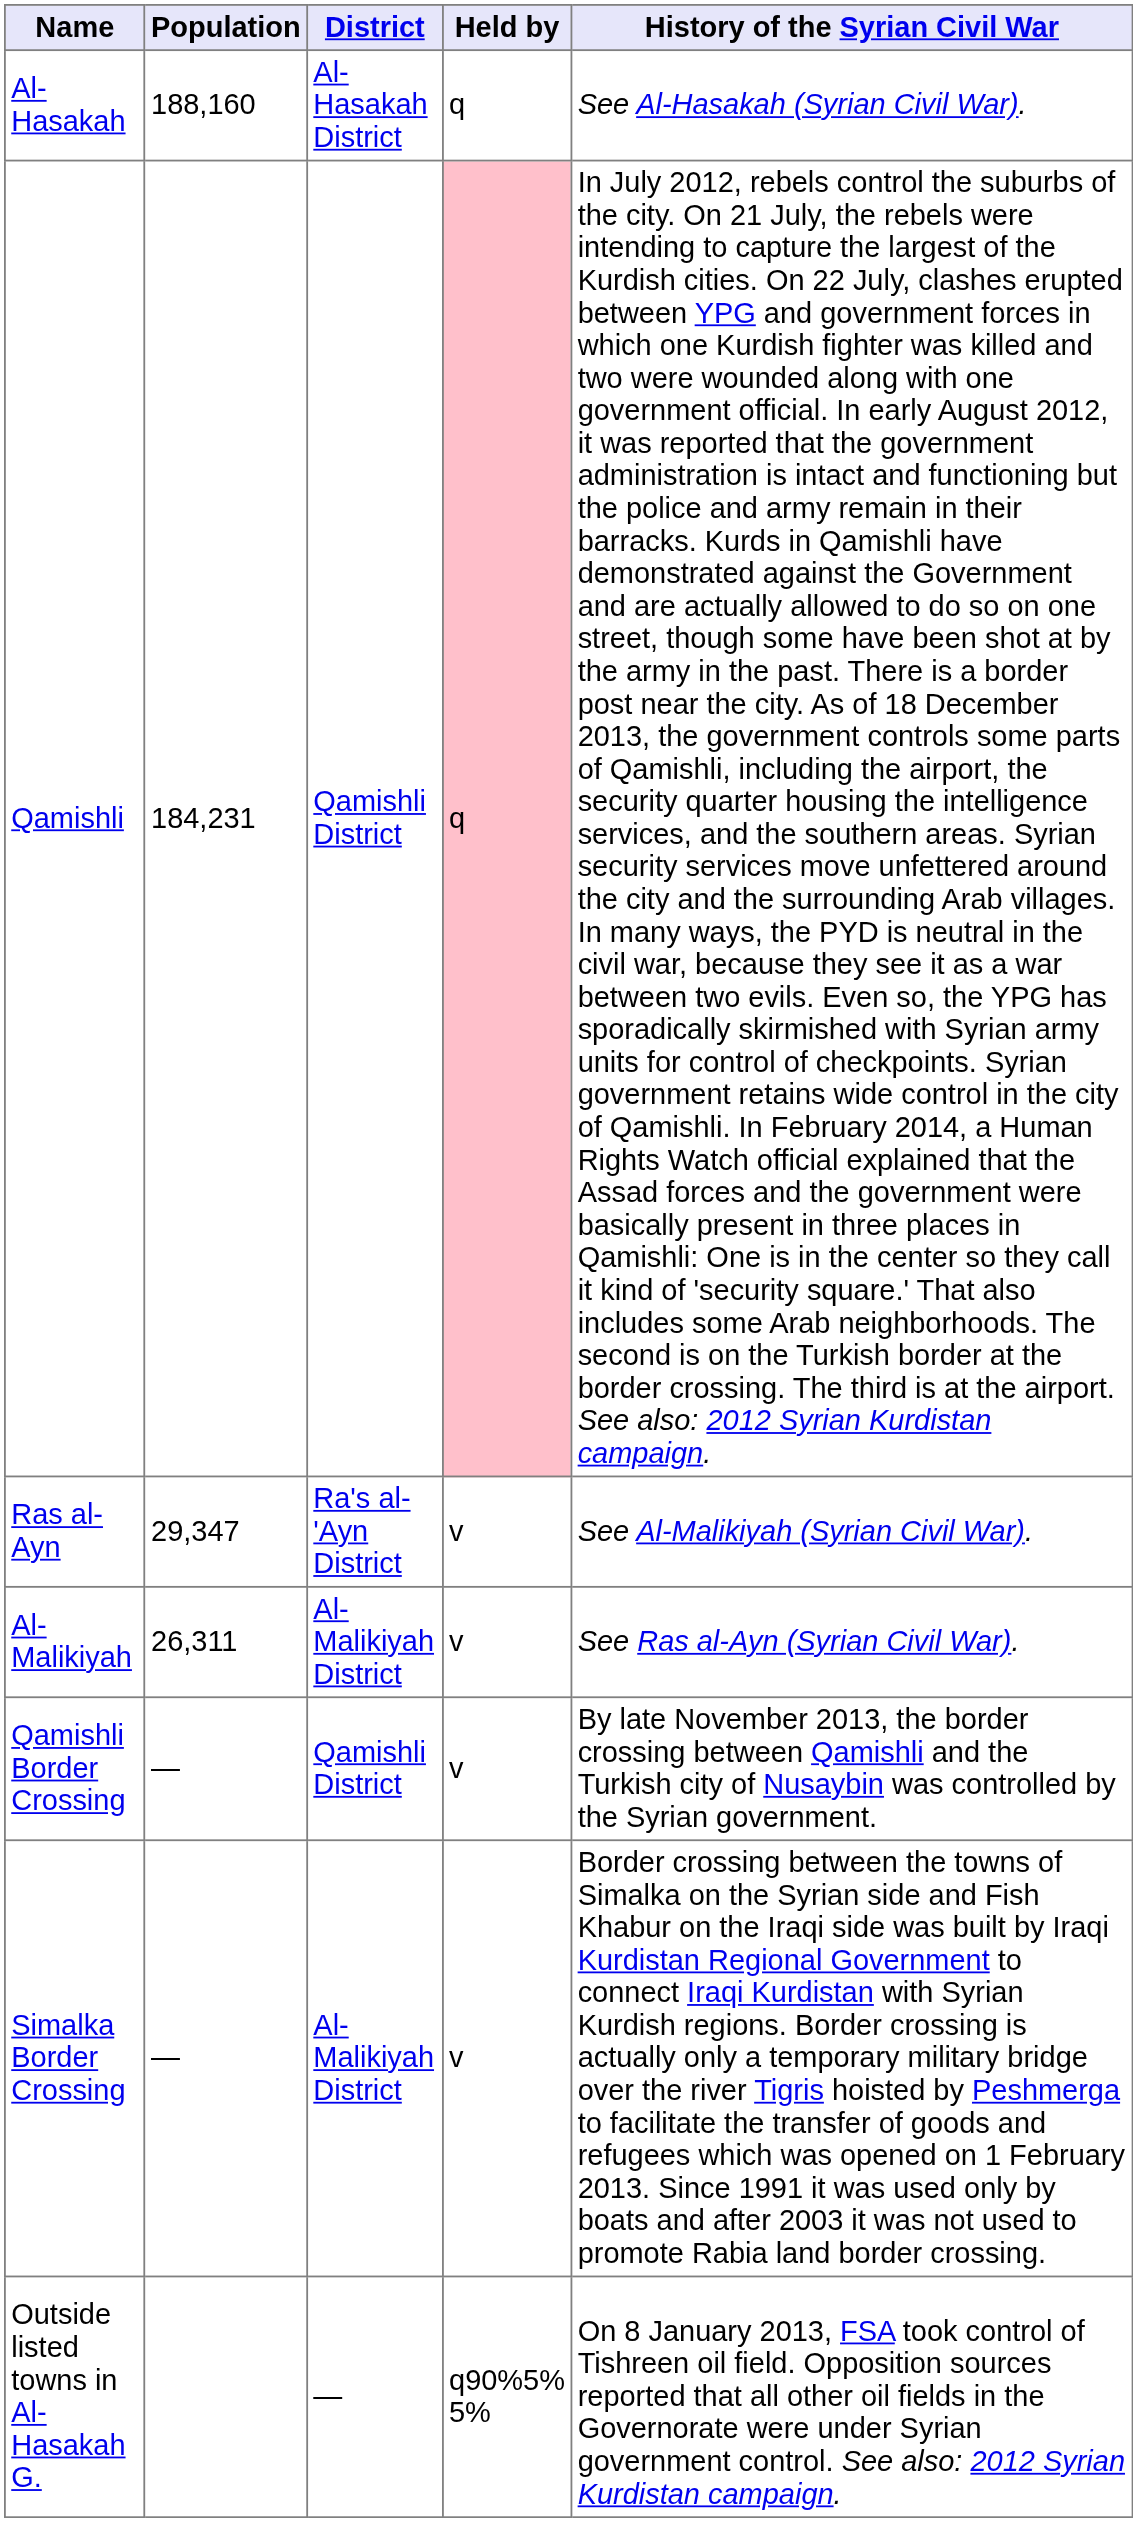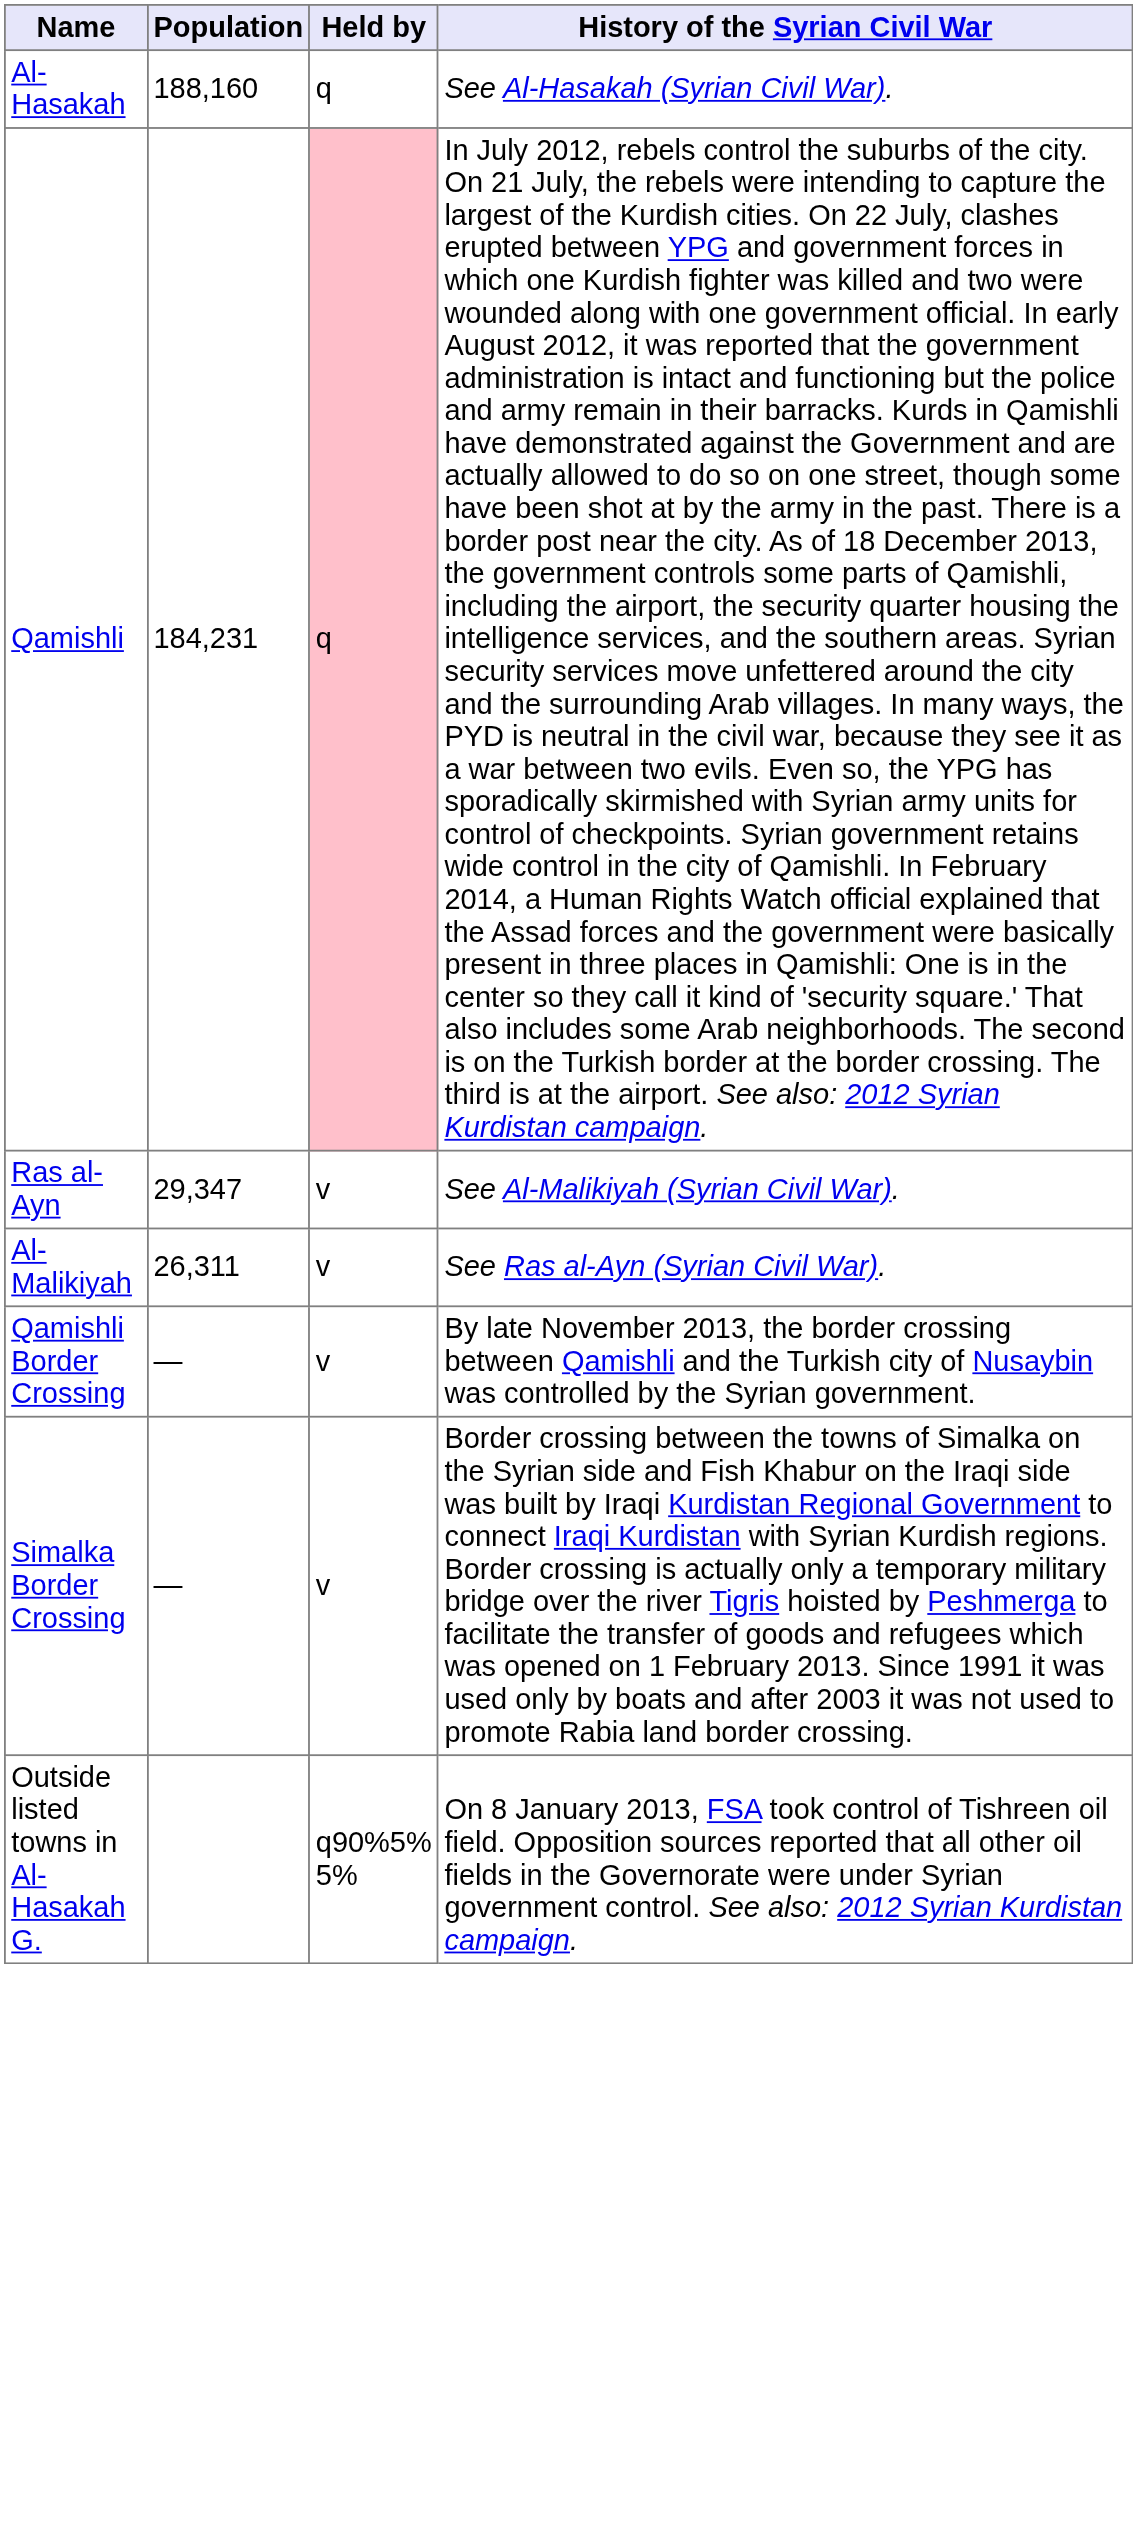- column: (375, 27)
